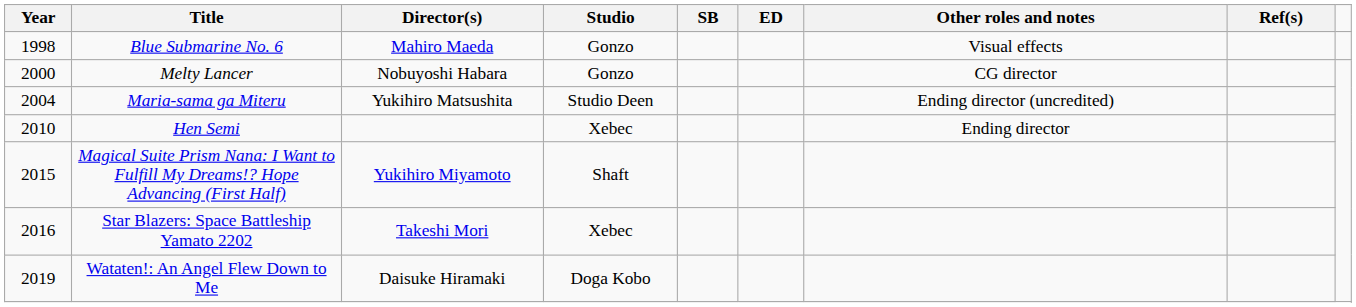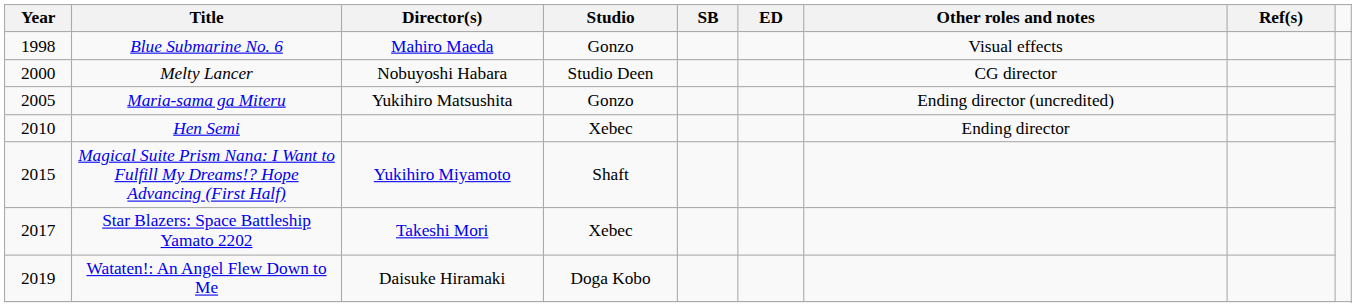(611, 73) Gonzo -> (611, 73) Studio Deen
(38, 100) 2004 -> (38, 100) 2005
(611, 100) Studio Deen -> (611, 100) Gonzo
(38, 231) 2016 -> (38, 231) 2017
